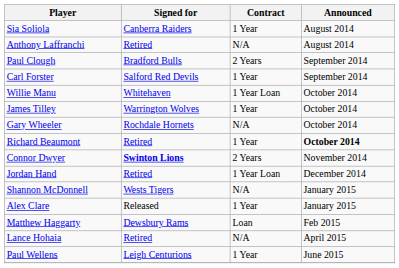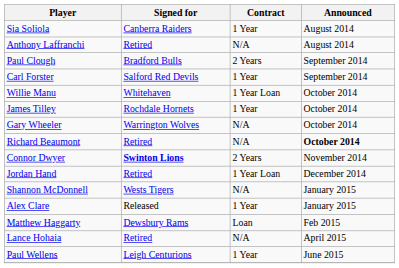(161, 109) Warrington Wolves -> (159, 109) Rochdale Hornets
(159, 126) Rochdale Hornets -> (161, 126) Warrington Wolves
(245, 142) 1 Year -> (241, 142) N/A
